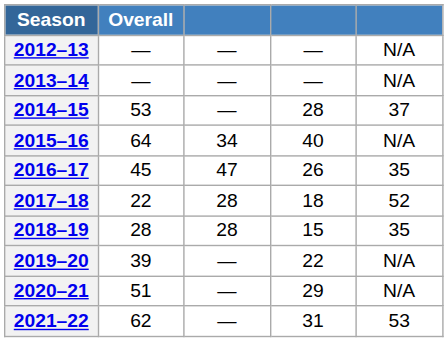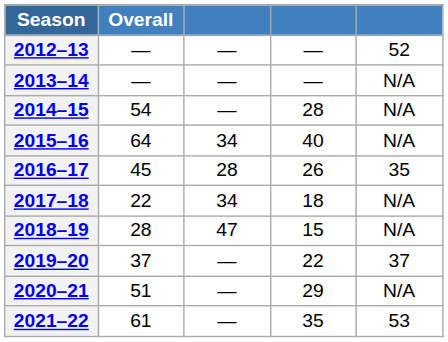(399, 50) N/A -> (399, 50) 52
(141, 110) 53 -> (141, 110) 54
(399, 110) 37 -> (399, 110) N/A
(227, 170) 47 -> (227, 170) 28
(227, 200) 28 -> (227, 200) 34
(399, 200) 52 -> (399, 200) N/A
(227, 230) 28 -> (227, 230) 47
(399, 230) 35 -> (399, 230) N/A
(141, 260) 39 -> (141, 260) 37
(399, 260) N/A -> (399, 260) 37
(141, 320) 62 -> (141, 320) 61
(313, 320) 31 -> (313, 320) 35
